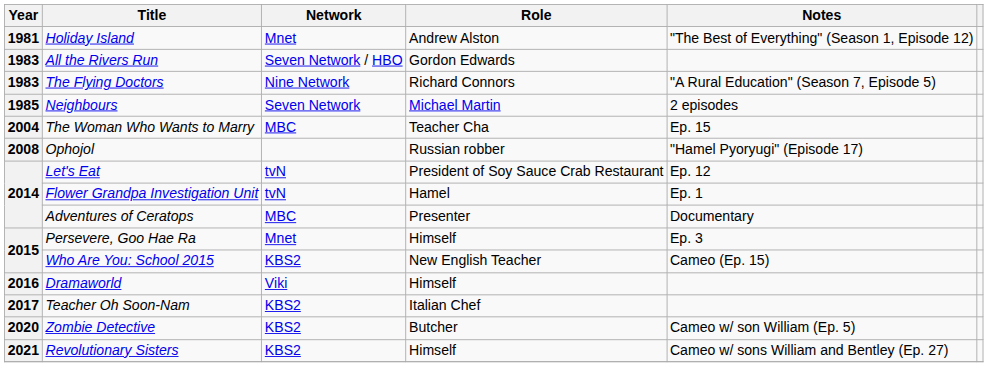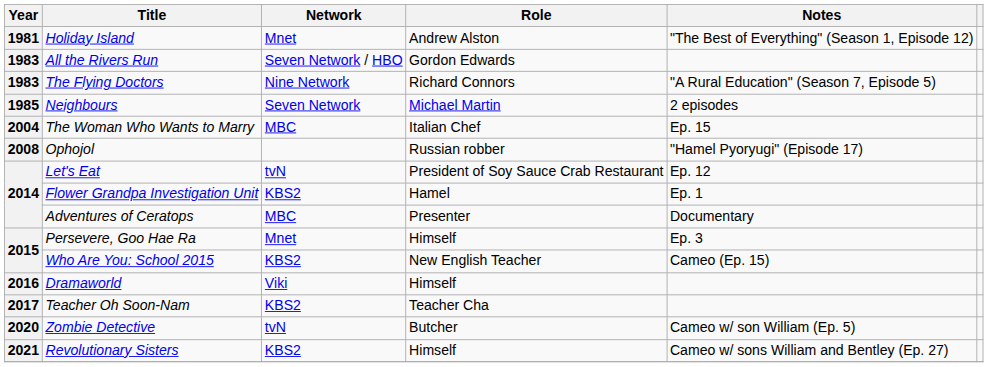(449, 127) Teacher Cha -> (445, 127) Italian Chef
(275, 194) tvN -> (283, 194) KBS2
(445, 305) Italian Chef -> (449, 305) Teacher Cha
(283, 328) KBS2 -> (275, 328) tvN
